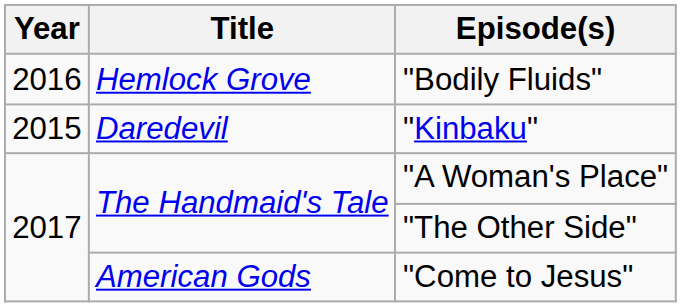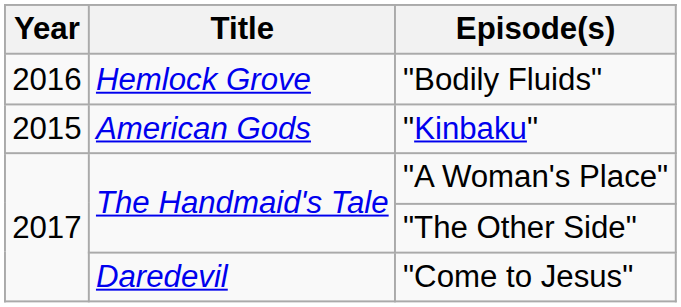(162, 128) Daredevil -> (203, 128) American Gods
(203, 276) American Gods -> (162, 276) Daredevil
